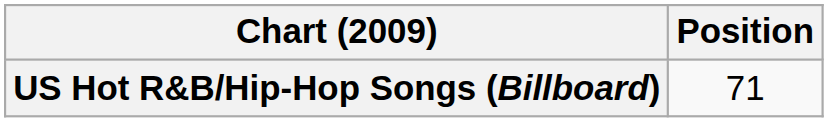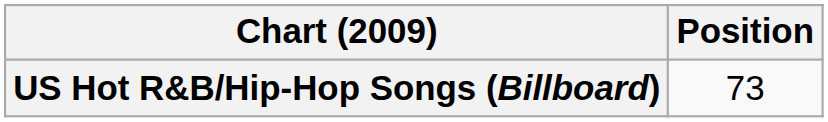(745, 87) 71 -> (745, 87) 73
